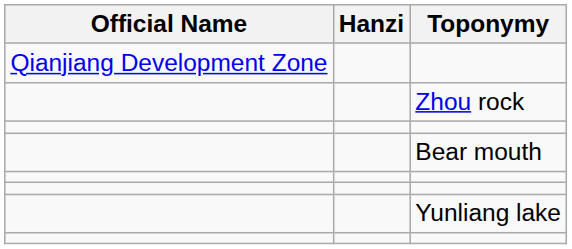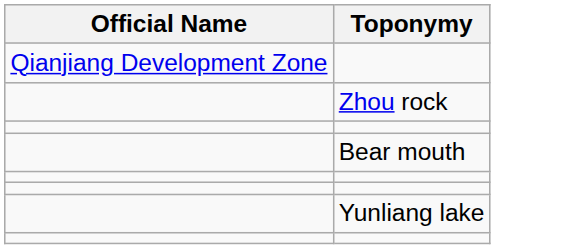- column: (371, 23)
